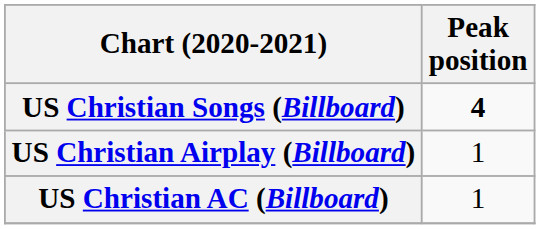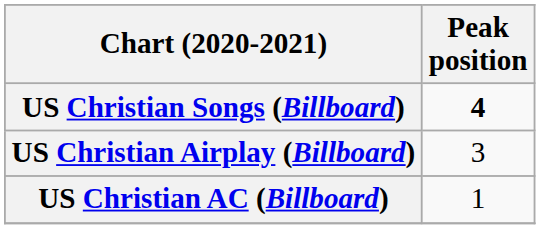(478, 152) 1 -> (478, 152) 3
